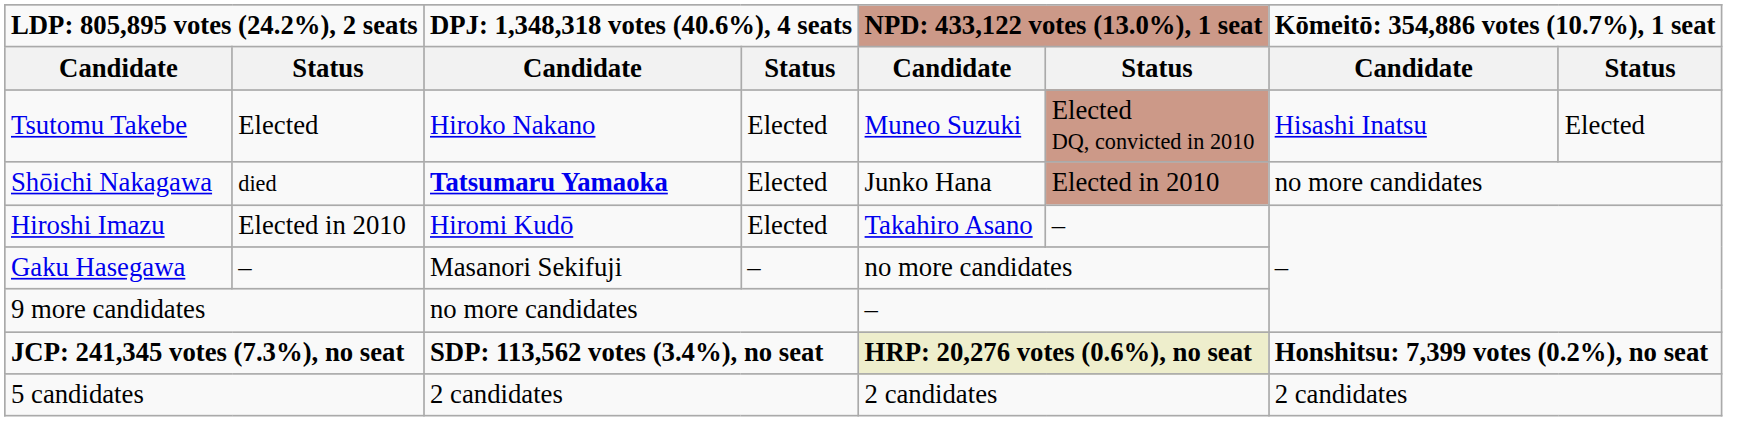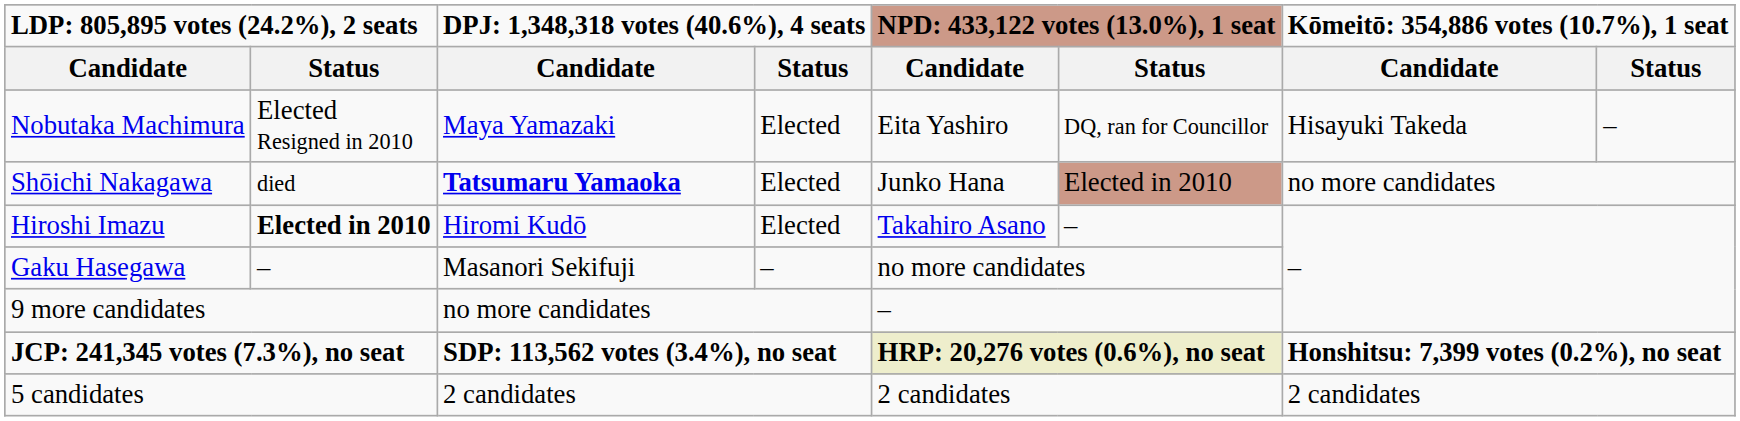- row: (99, 125)
+ row: (128, 125)
(322, 225) normal -> (344, 225) bold
